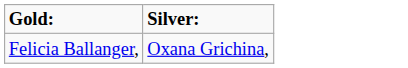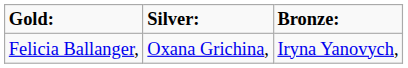+ column: (308, 19)
